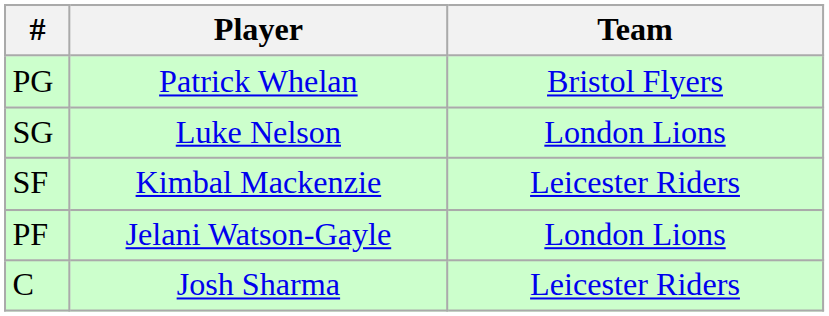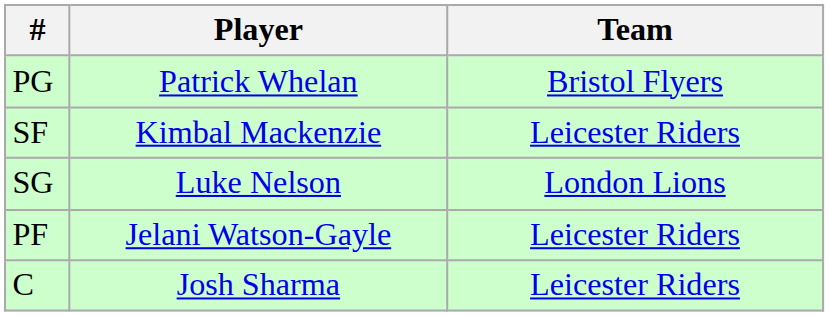rows swapped: (33, 132) <-> (30, 183)
(635, 234) London Lions -> (635, 234) Leicester Riders
